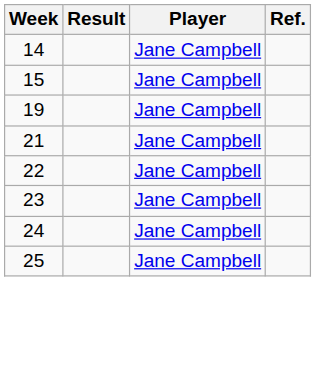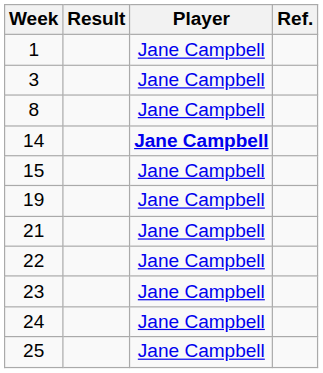+ row: (34, 49)
+ row: (34, 79)
+ row: (34, 110)
(198, 49) normal -> (201, 140) bold
